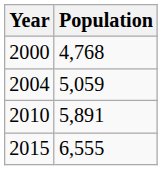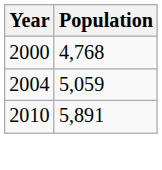- row: (29, 148)
